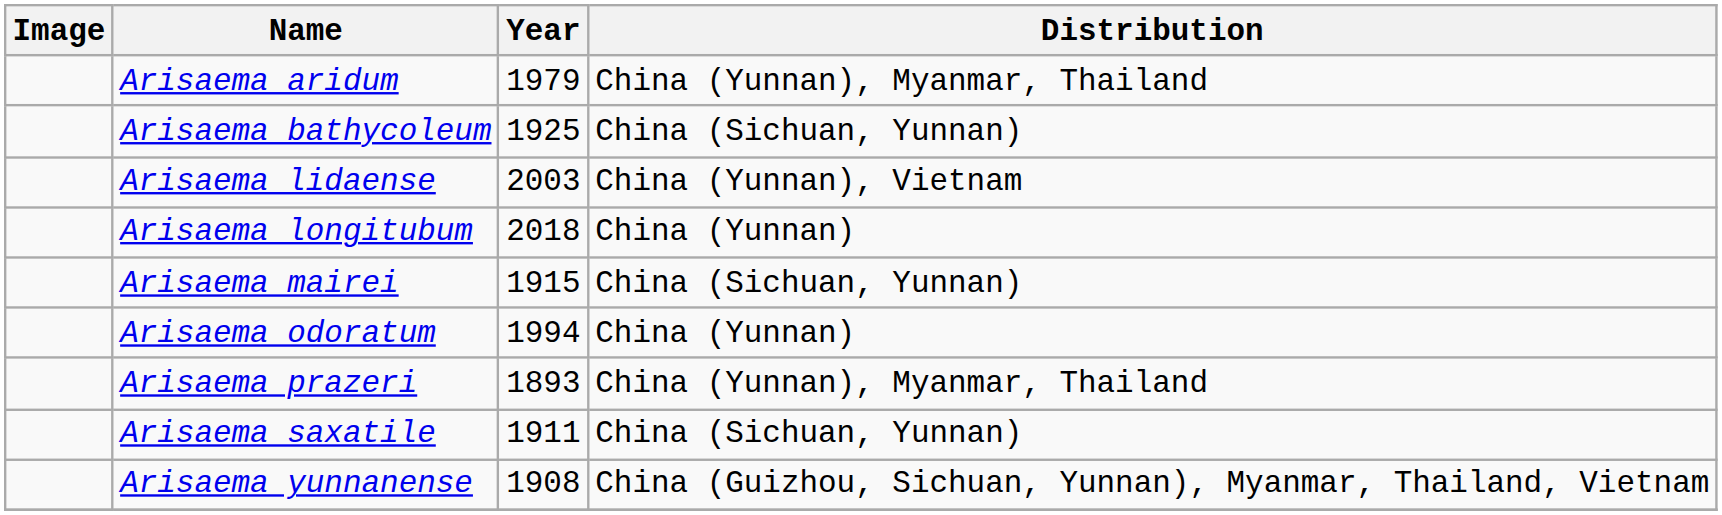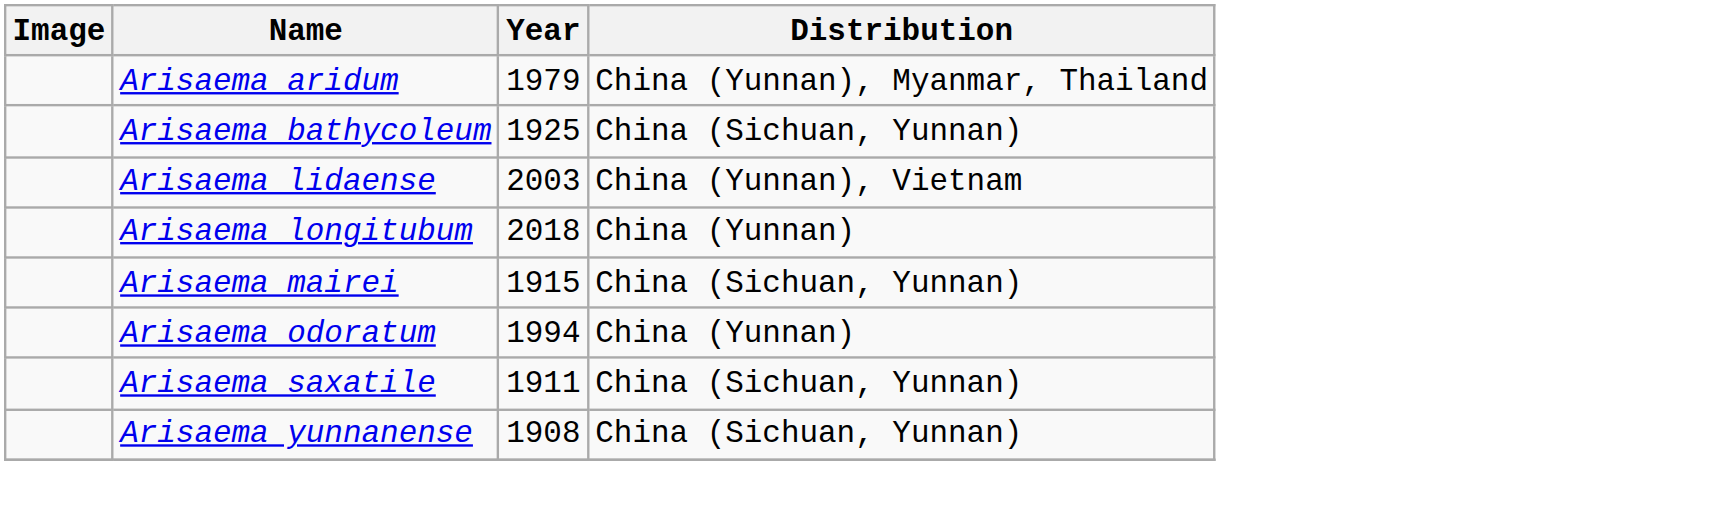- row: (269, 383)
(1152, 484) China (Guizhou, Sichuan, Yunnan), Myanmar, Thailand, Vietnam -> (809, 434) China (Sichuan, Yunnan)
